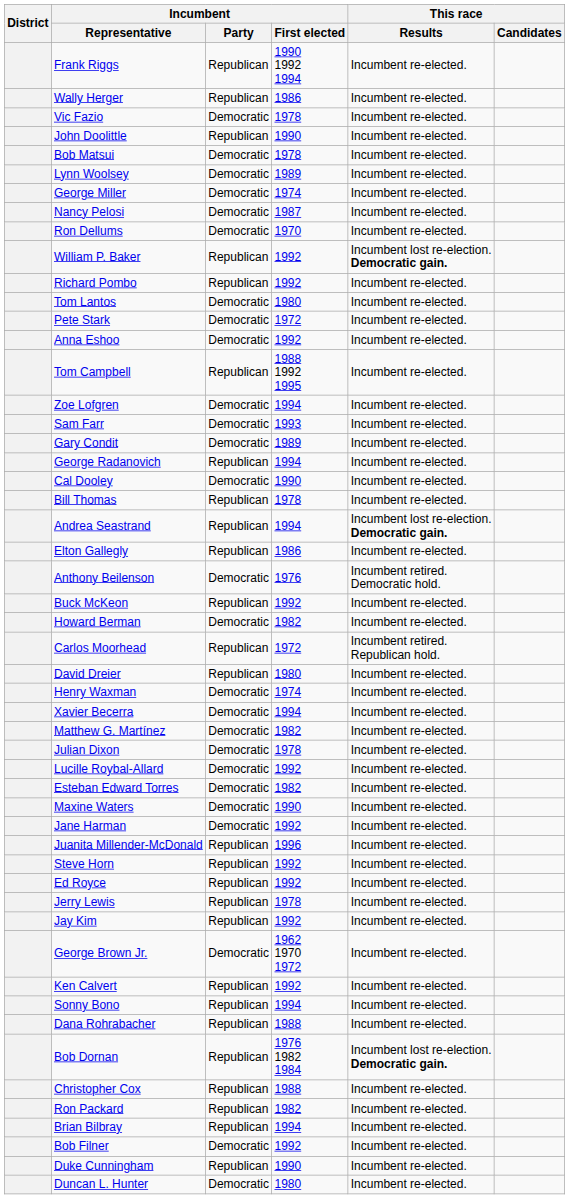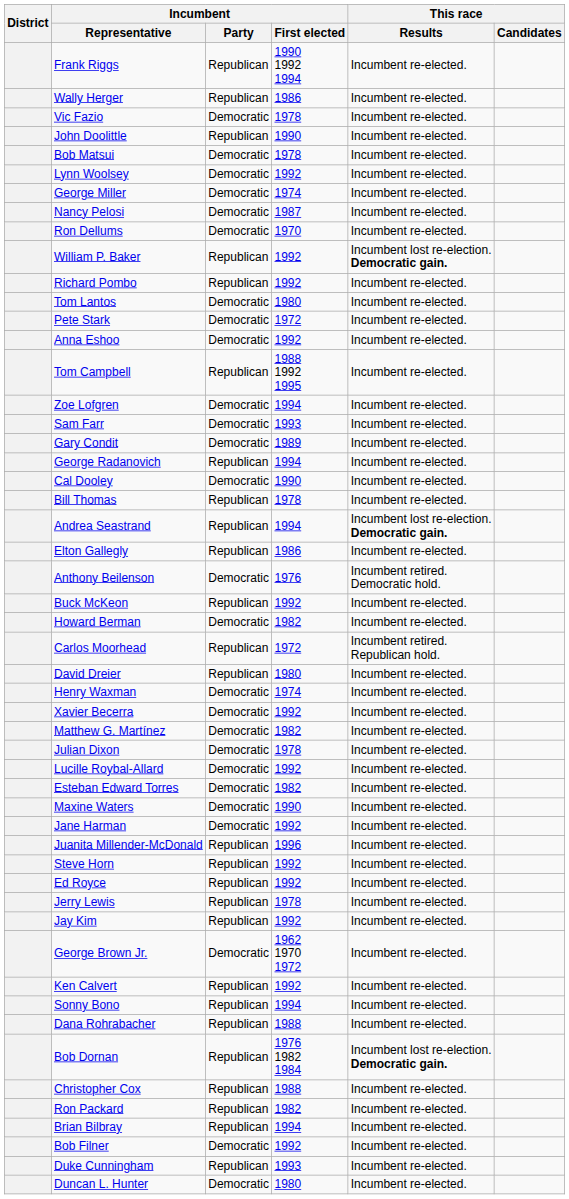(288, 174) 1989 -> (288, 174) 1992
(288, 711) 1994 -> (288, 711) 1992
(288, 1165) 1990 -> (288, 1165) 1993
